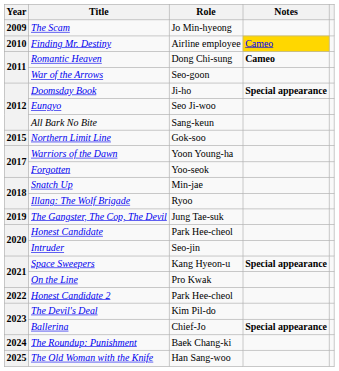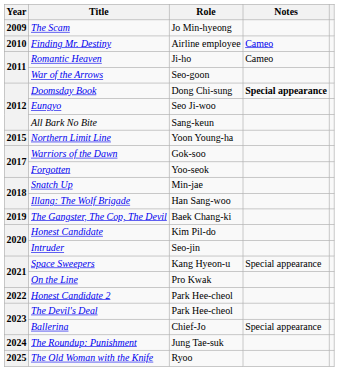(259, 43) gold background -> (259, 43) no background
(202, 59) Dong Chi-sung -> (181, 59) Ji-ho
(260, 59) bold -> (259, 59) normal
(181, 91) Ji-ho -> (202, 91) Dong Chi-sung
(189, 138) Gok-soo -> (202, 138) Yoon Young-ha
(202, 153) Yoon Young-ha -> (189, 153) Gok-soo
(182, 201) Ryoo -> (201, 201) Han Sang-woo
(198, 216) Jung Tae-suk -> (201, 216) Baek Chang-ki
(202, 232) Park Hee-cheol -> (194, 232) Kim Pil-do
(286, 264) bold -> (283, 264) normal
(194, 311) Kim Pil-do -> (202, 311) Park Hee-cheol
(286, 327) bold -> (283, 327) normal
(201, 342) Baek Chang-ki -> (198, 342) Jung Tae-suk
(201, 358) Han Sang-woo -> (182, 358) Ryoo
